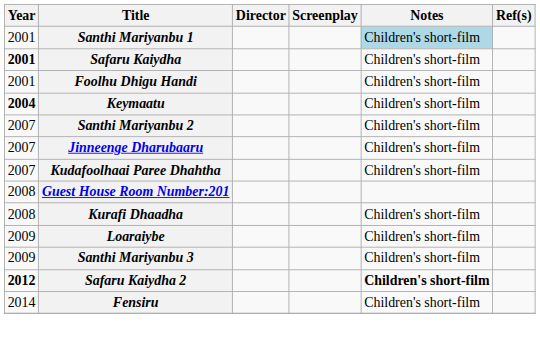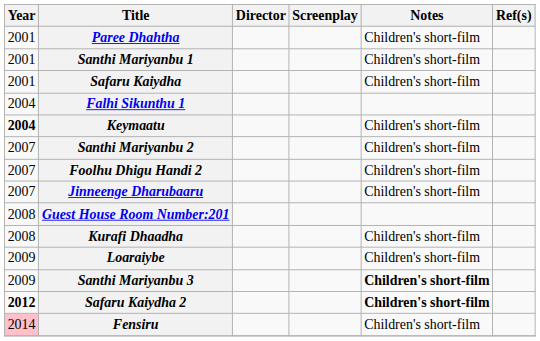+ row: (136, 37)
(422, 37) lightblue background -> (422, 59) no background
(22, 59) bold -> (22, 81) normal
- row: (136, 81)
+ row: (136, 103)
+ row: (136, 170)
- row: (136, 170)
(422, 258) normal -> (427, 280) bold
(22, 302) no background -> (22, 324) pink background
